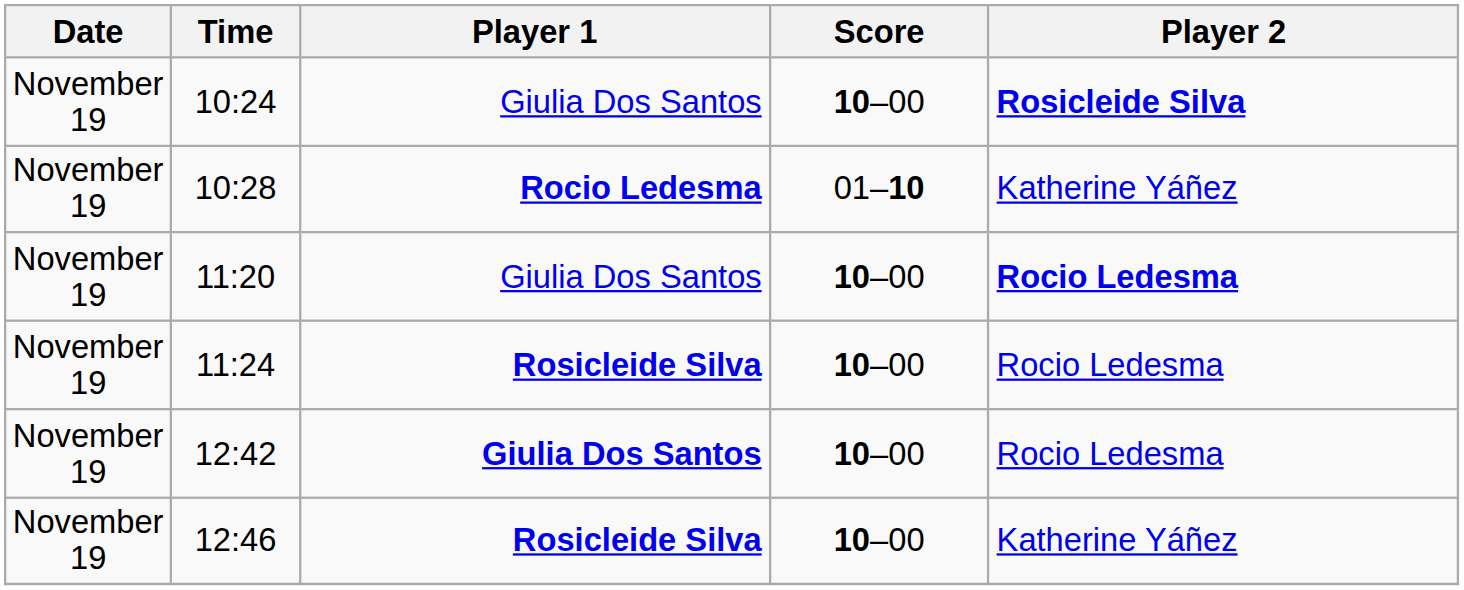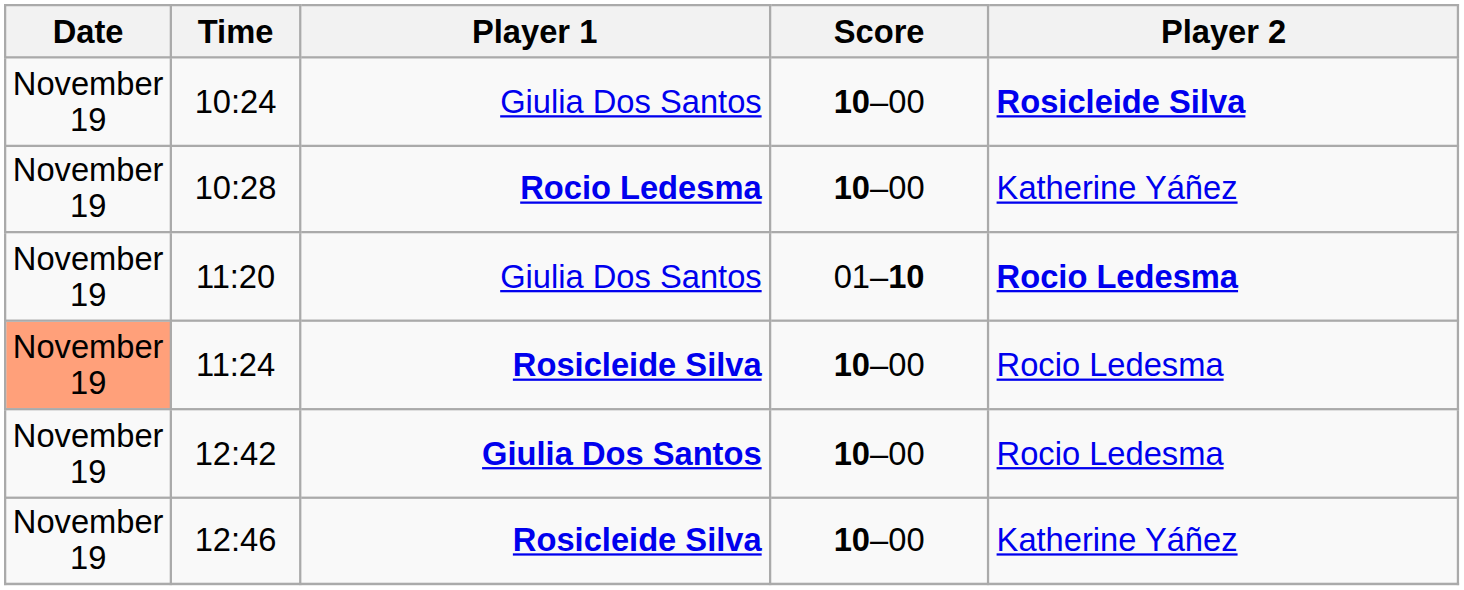(879, 189) 01–10 -> (879, 189) 10–00
(879, 277) 10–00 -> (879, 277) 01–10
(88, 365) no background -> (88, 365) lightsalmon background
